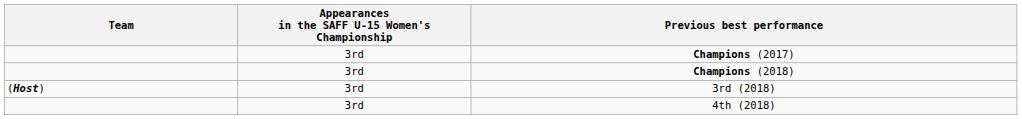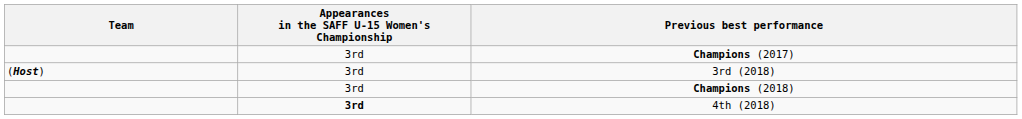rows swapped: (744, 89) <-> (744, 72)
(354, 106) normal -> (354, 106) bold
